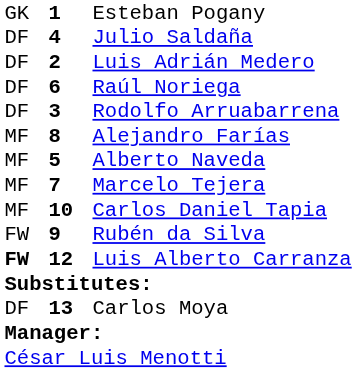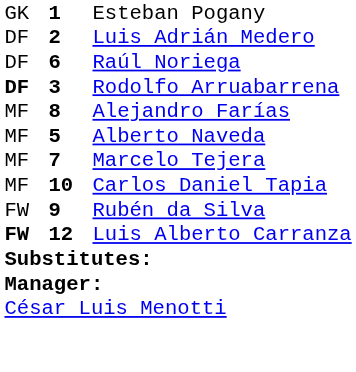- row: (173, 38)
(17, 112) normal -> (17, 87) bold
- row: (160, 309)
